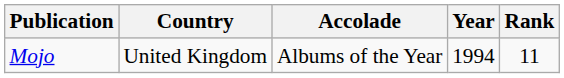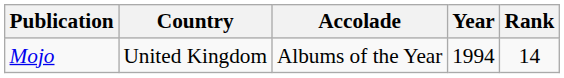(529, 55) 11 -> (529, 55) 14
